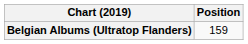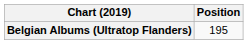(219, 30) 159 -> (219, 30) 195
